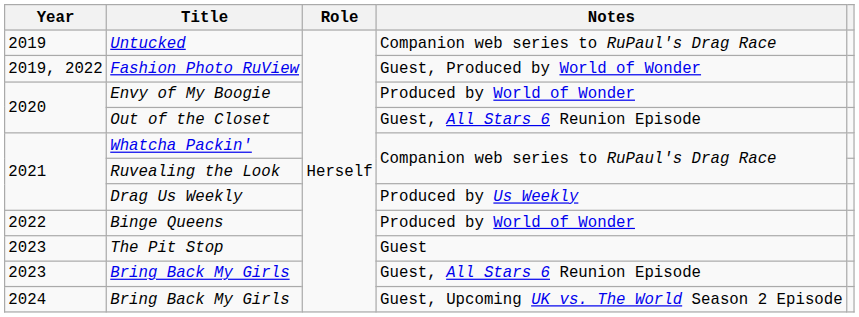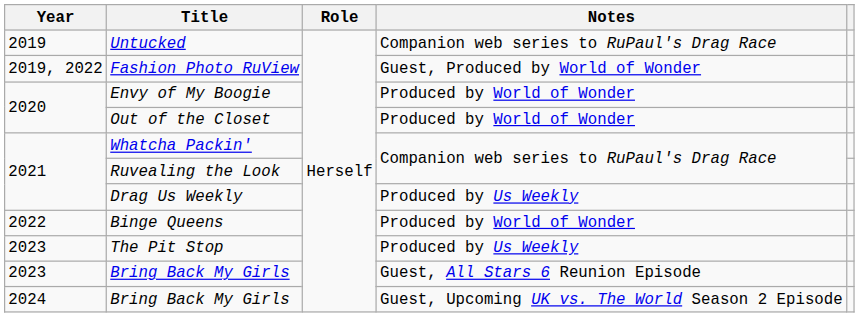(541, 120) Guest, All Stars 6 Reunion Episode -> (508, 120) Produced by World of Wonder
(404, 248) Guest -> (479, 248) Produced by Us Weekly
